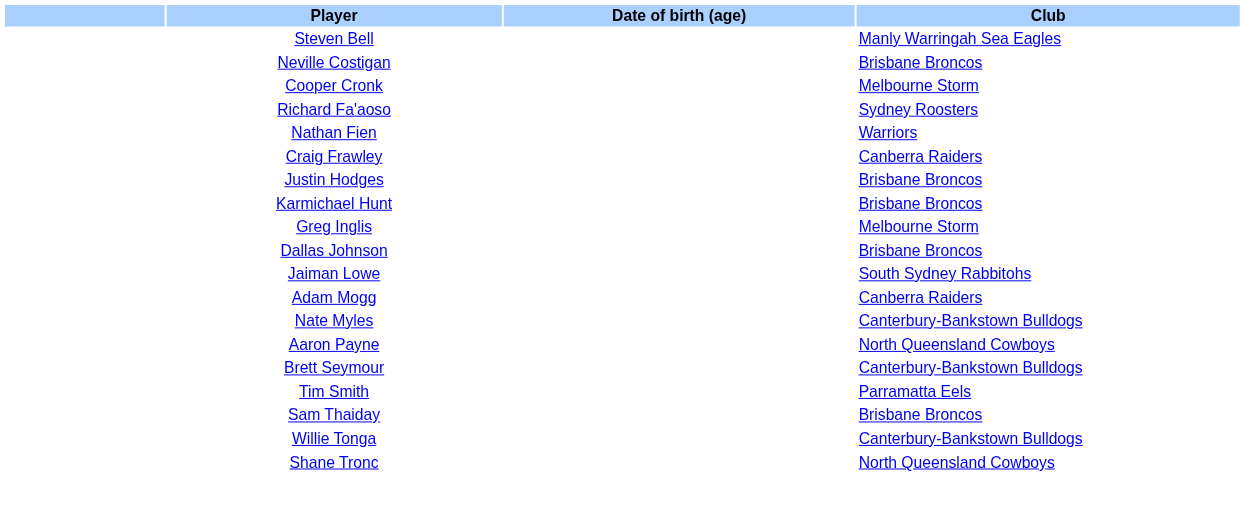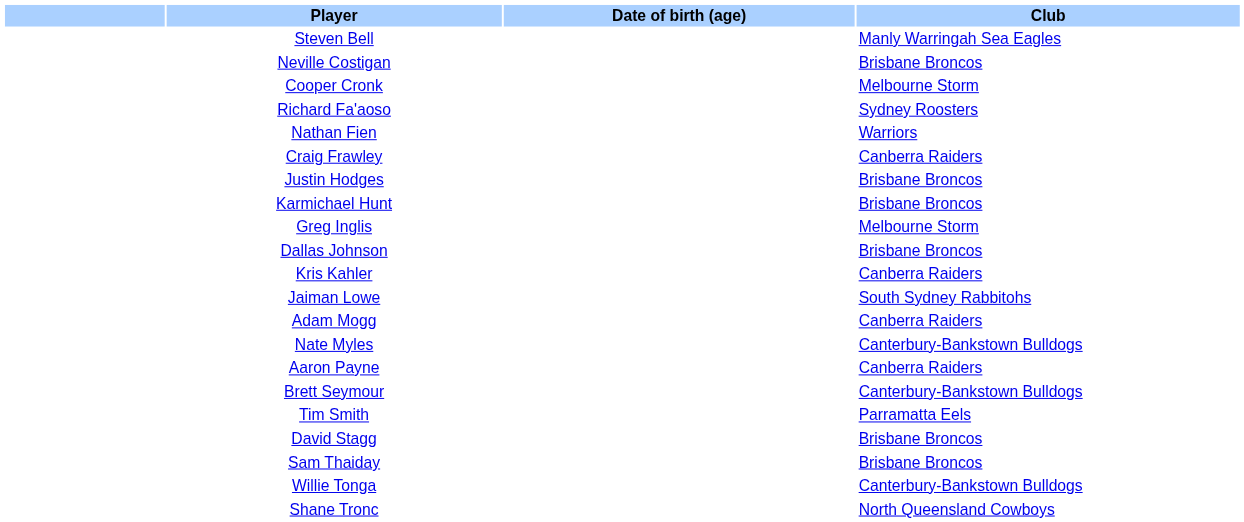+ row: (334, 274)
(957, 345) North Queensland Cowboys -> (921, 368) Canberra Raiders
+ row: (334, 439)
